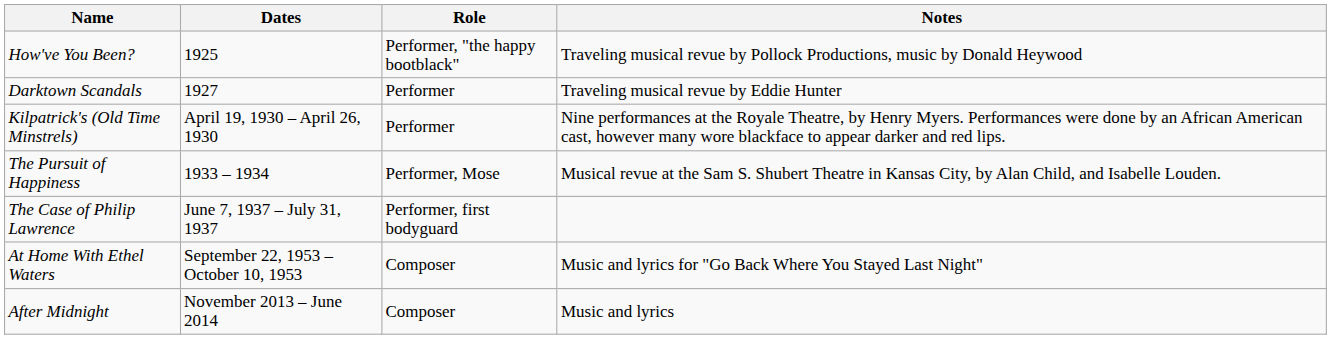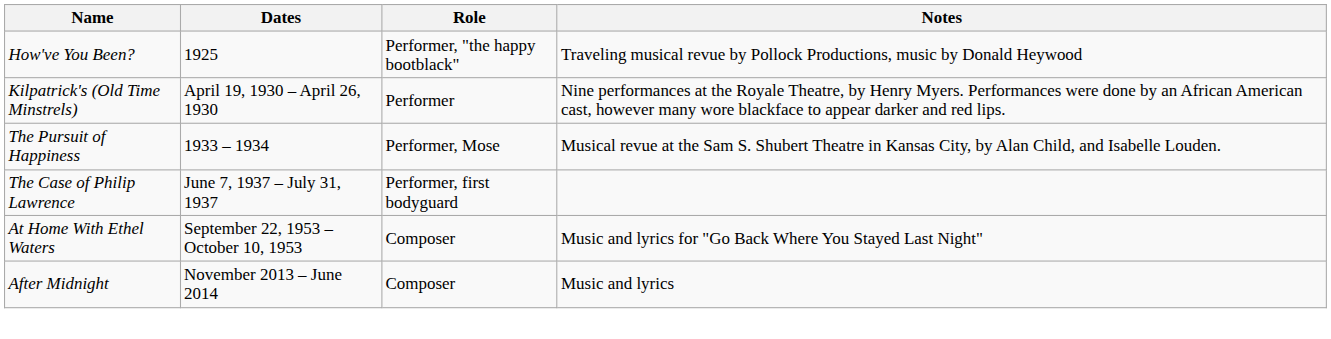- row: (75, 90)
